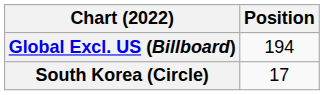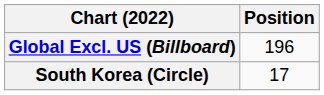(279, 47) 194 -> (279, 47) 196
